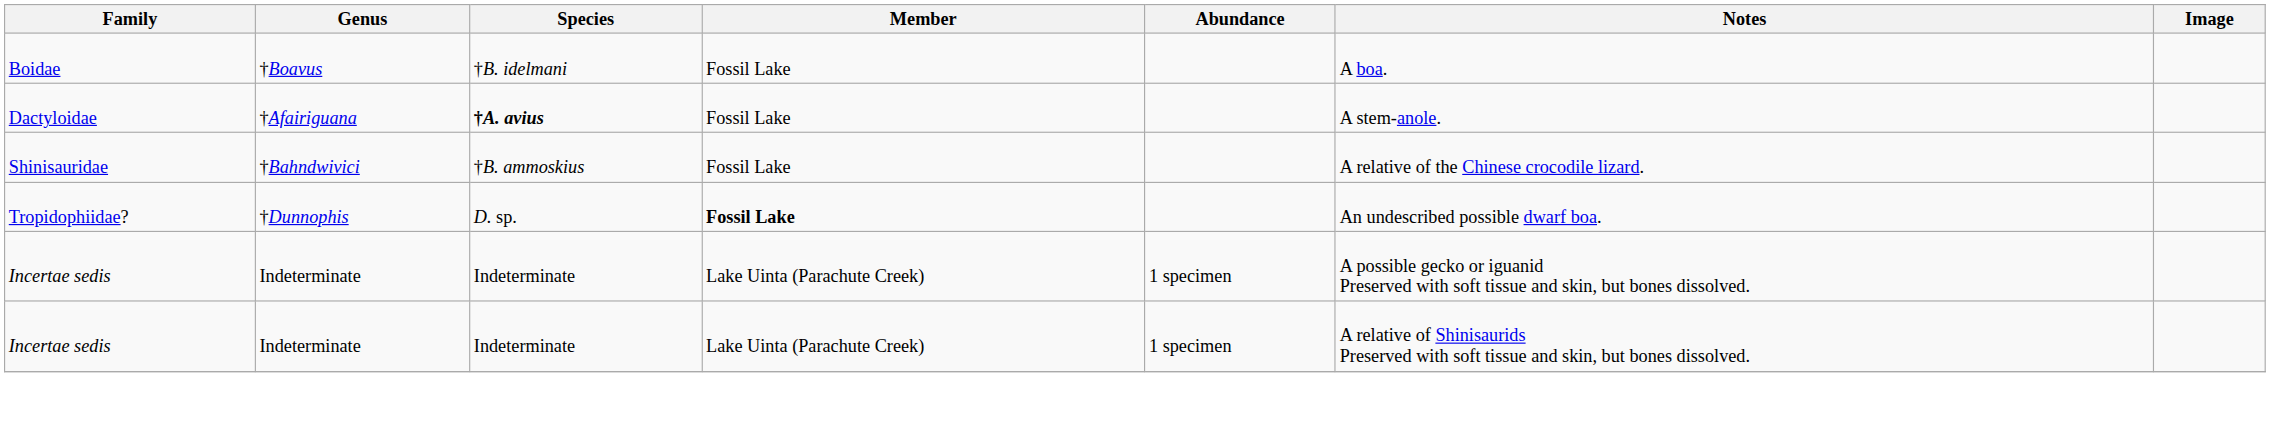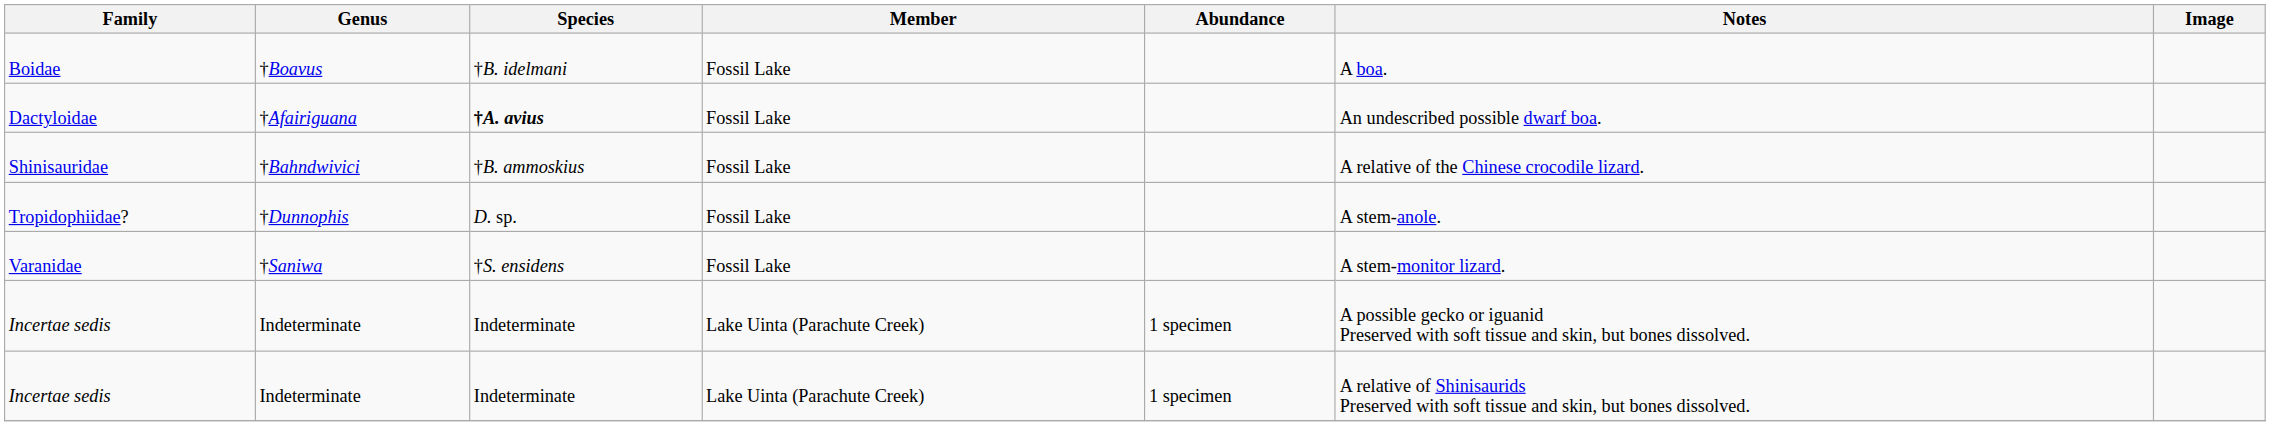(1390, 117) A stem-anole. -> (1471, 117) An undescribed possible dwarf boa.
(750, 216) bold -> (748, 216) normal
(1471, 216) An undescribed possible dwarf boa. -> (1390, 216) A stem-anole.
+ row: (45, 266)
